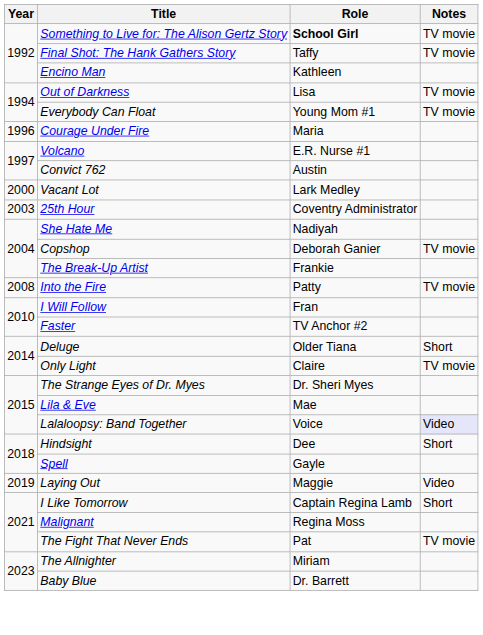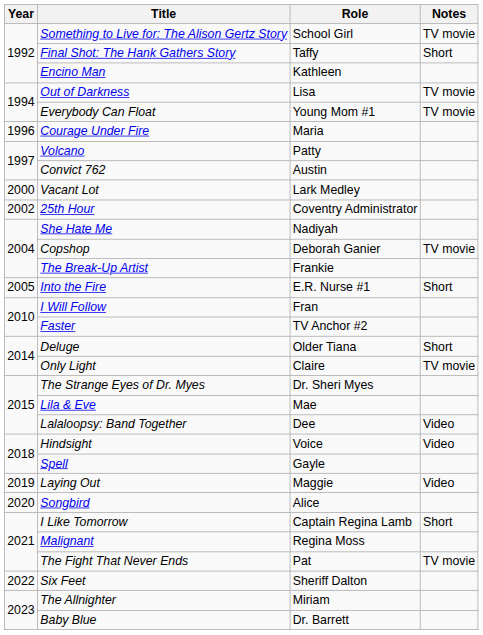(326, 33) bold -> (323, 33) normal
(449, 53) TV movie -> (438, 53) Short
(331, 151) E.R. Nurse #1 -> (307, 151) Patty
(21, 209) 2003 -> (21, 209) 2002
(21, 287) 2008 -> (21, 287) 2005
(307, 287) Patty -> (331, 287) E.R. Nurse #1
(449, 287) TV movie -> (438, 287) Short
(308, 424) Voice -> (304, 424) Dee
(439, 424) lavender background -> (439, 424) no background
(304, 444) Dee -> (308, 444) Voice
(438, 444) Short -> (439, 444) Video
+ row: (65, 502)
+ row: (63, 580)
